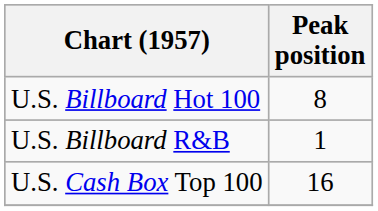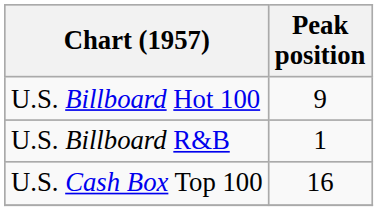(320, 98) 8 -> (320, 98) 9
